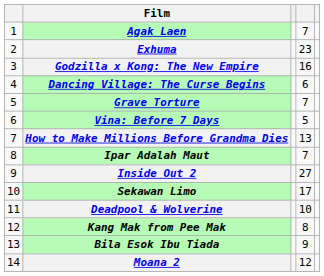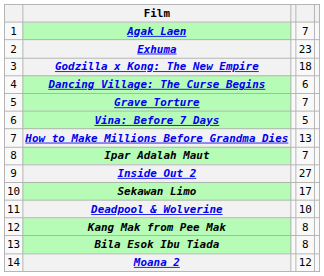(305, 67) 16 -> (305, 67) 18
(305, 245) 9 -> (305, 245) 8
